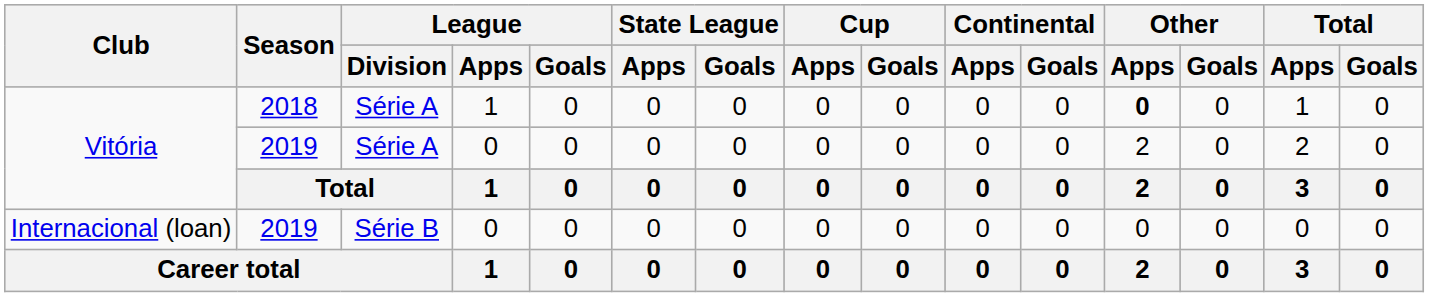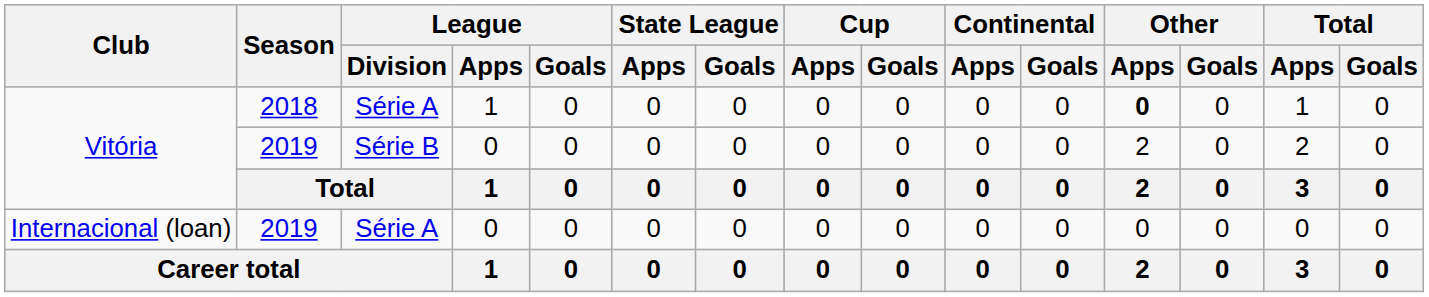(397, 147) Série A -> (397, 147) Série B
(397, 229) Série B -> (397, 229) Série A
